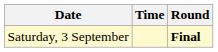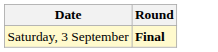- column: (150, 15)
